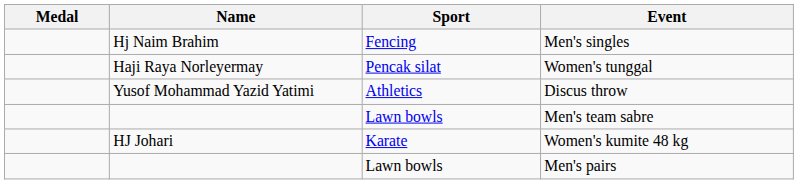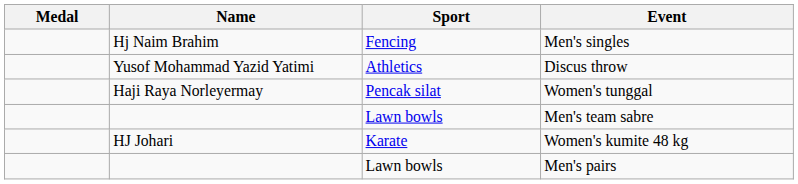rows swapped: (598, 66) <-> (586, 91)
